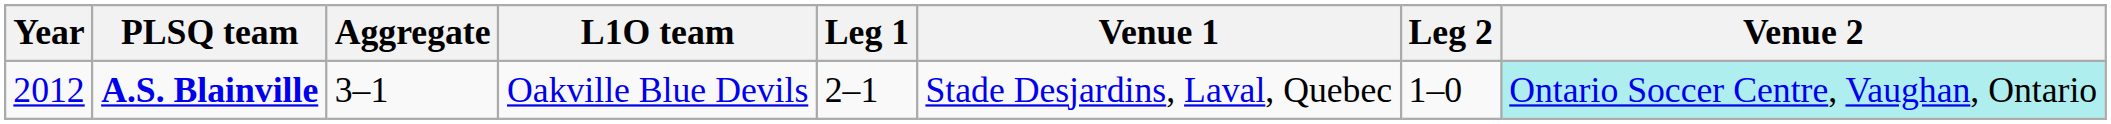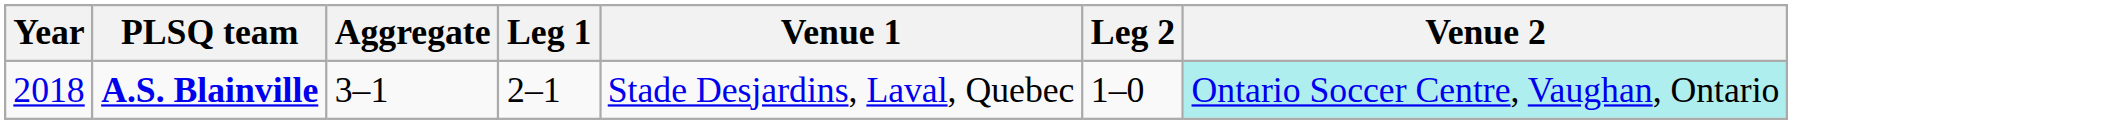- column: (658, 32)
(49, 89) 2012 -> (49, 89) 2018
